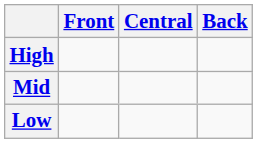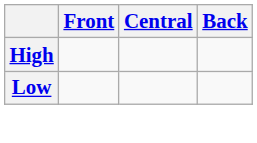- row: (32, 87)
